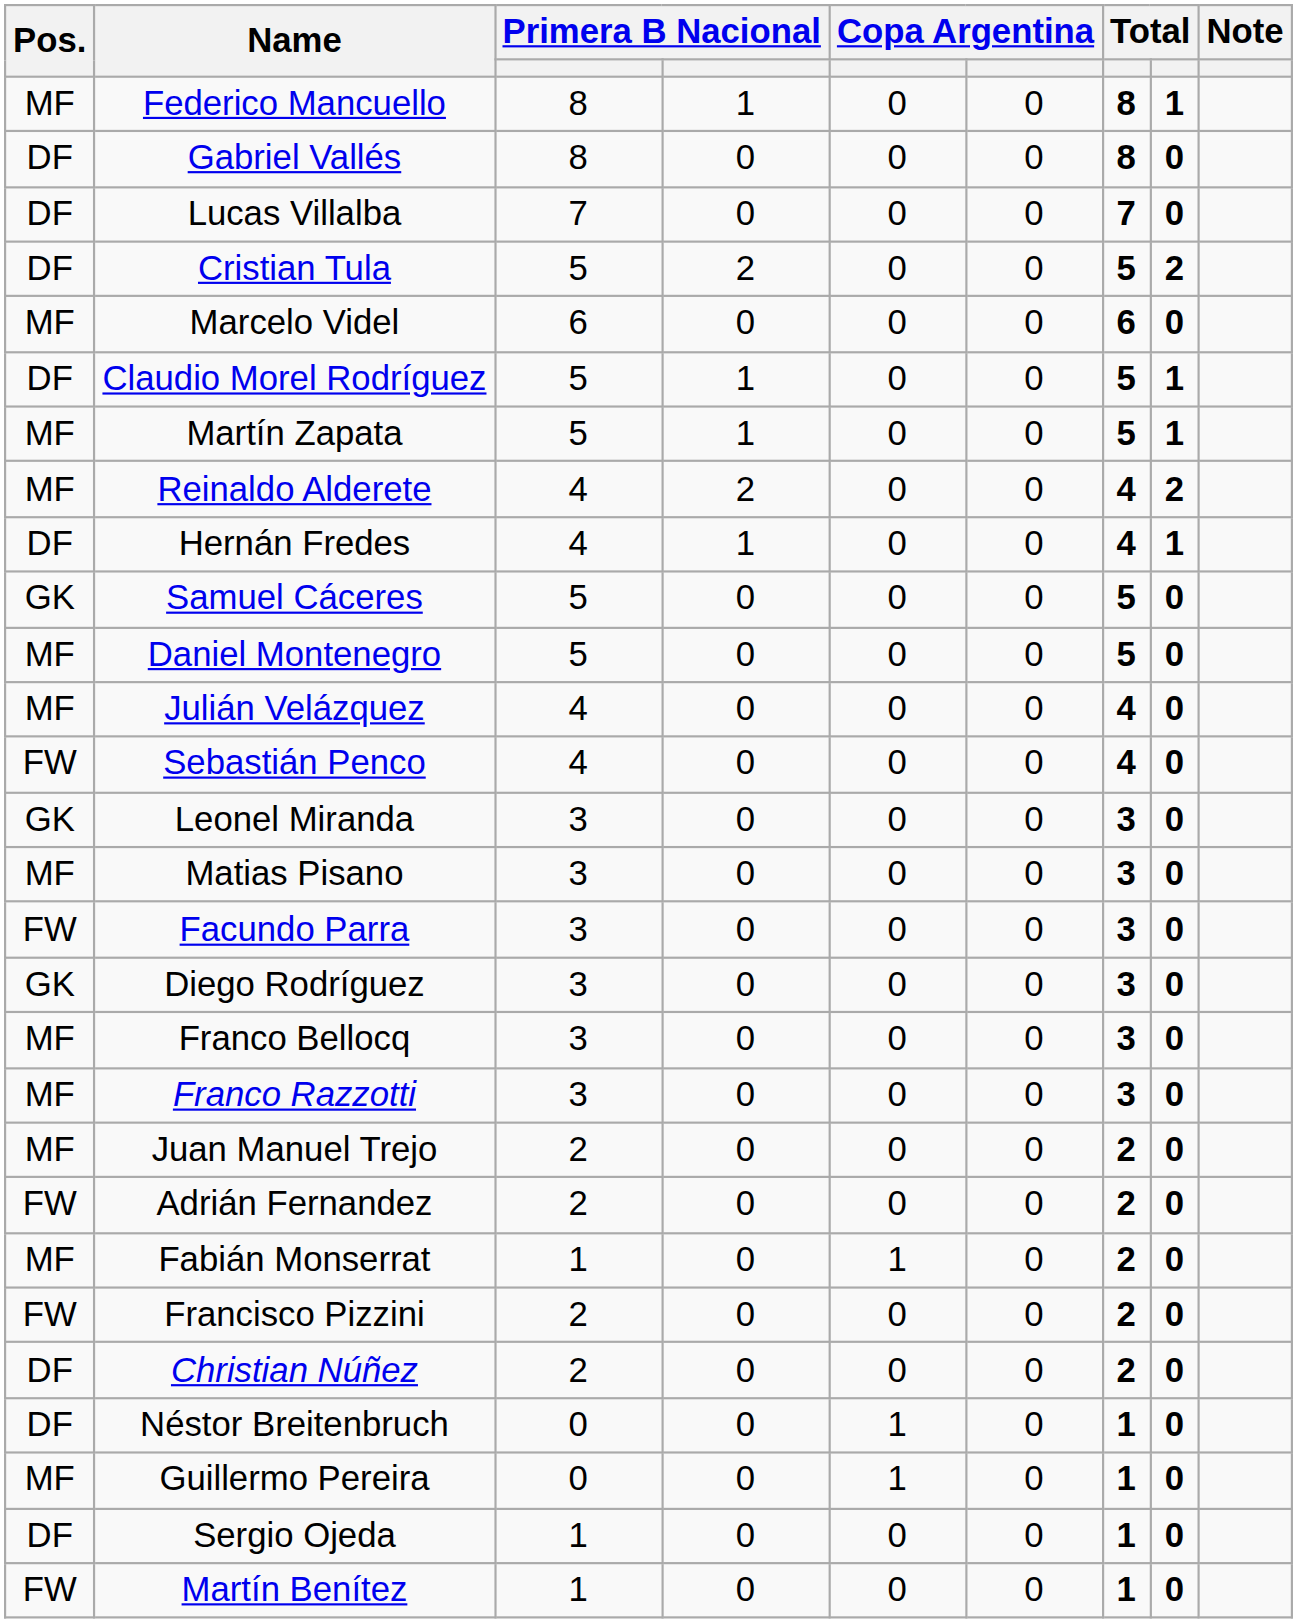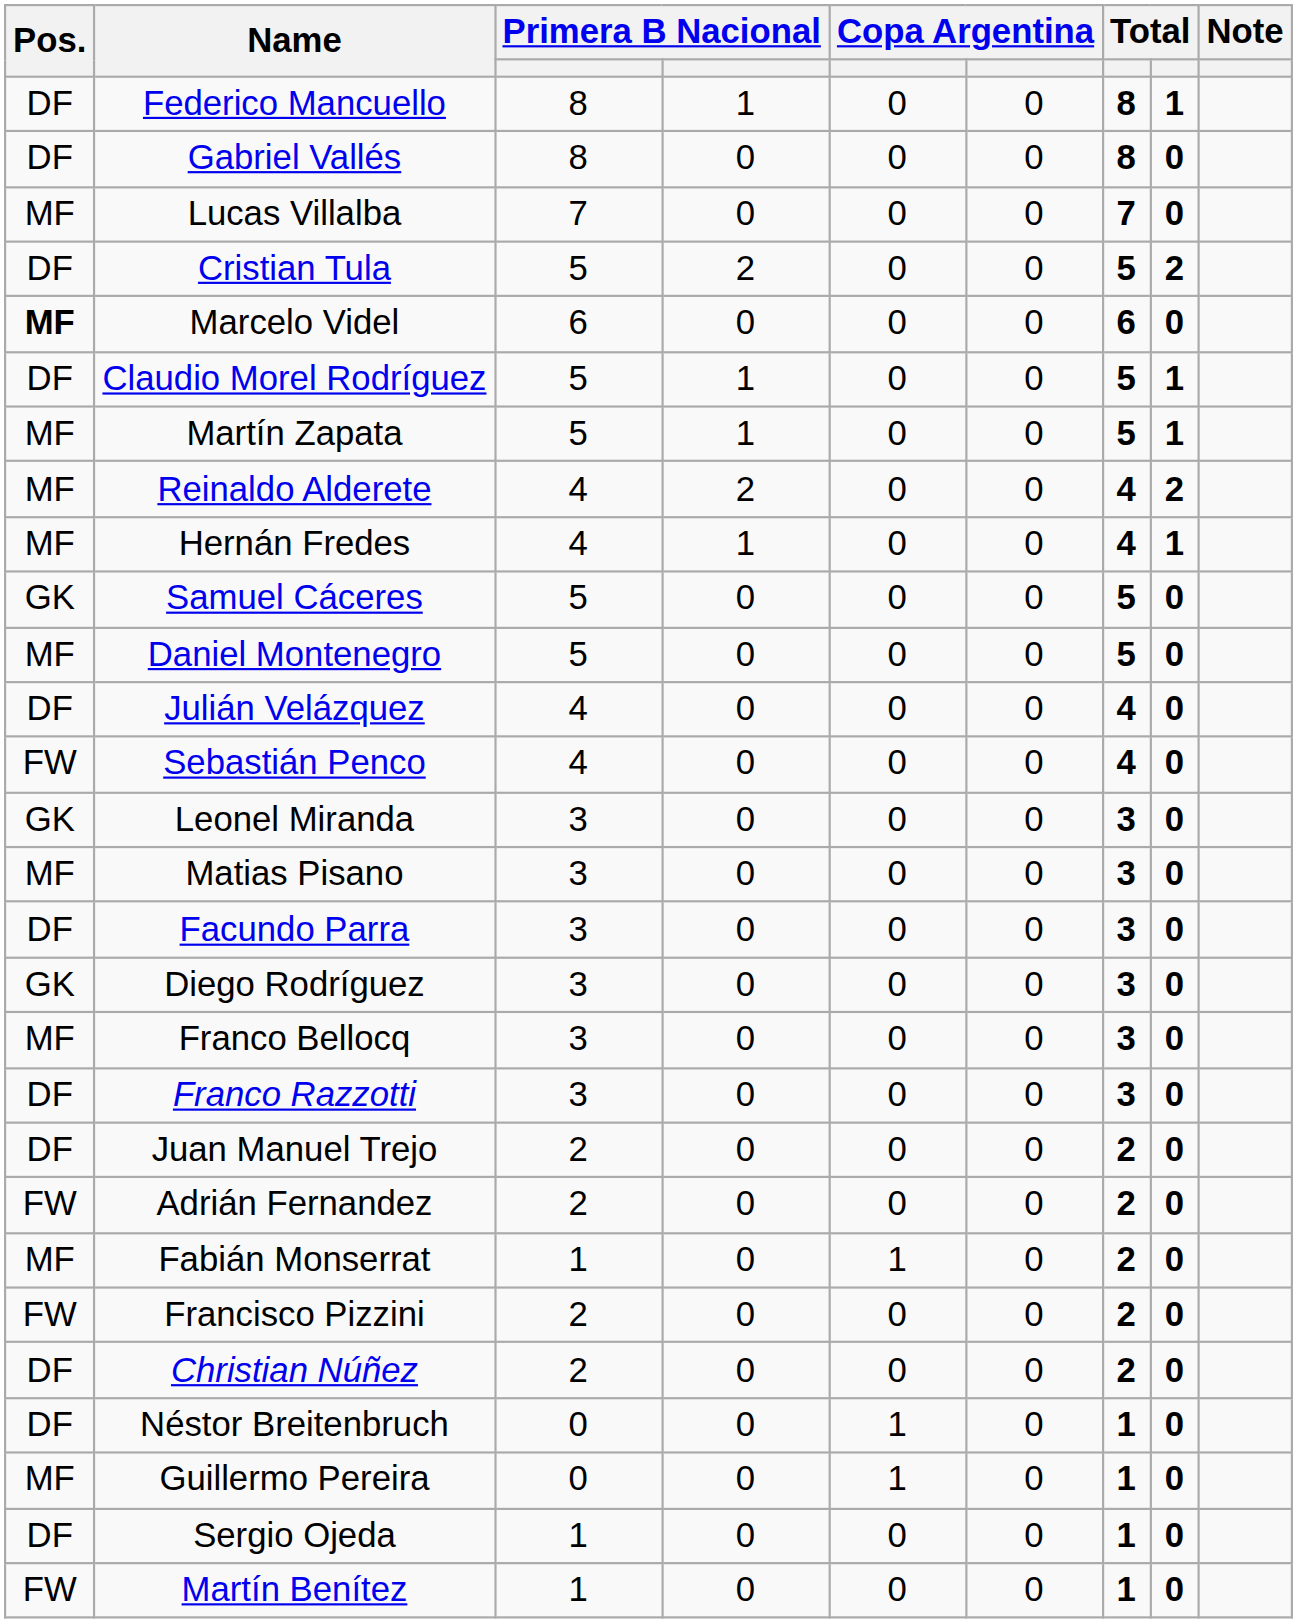(50, 103) MF -> (50, 103) DF
(50, 213) DF -> (50, 213) MF
(50, 323) normal -> (50, 323) bold
(50, 543) DF -> (50, 543) MF
(50, 708) MF -> (50, 708) DF
(50, 929) FW -> (50, 929) DF
(50, 1094) MF -> (50, 1094) DF
(50, 1149) MF -> (50, 1149) DF
